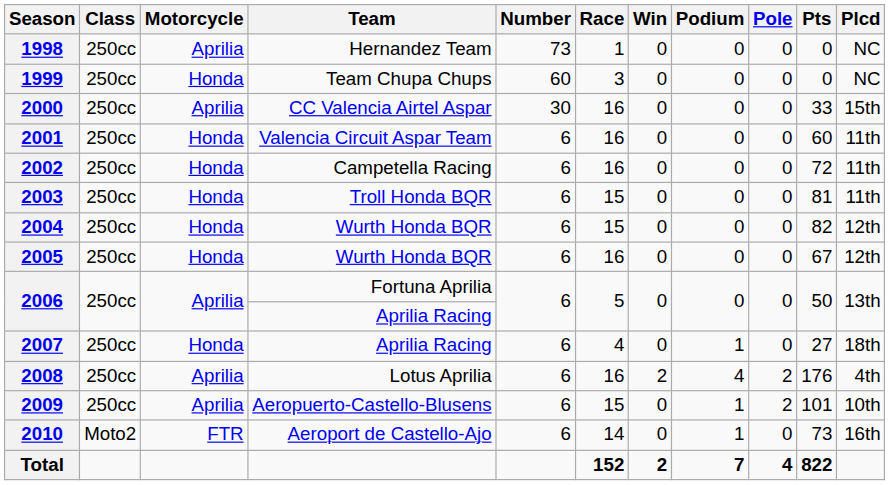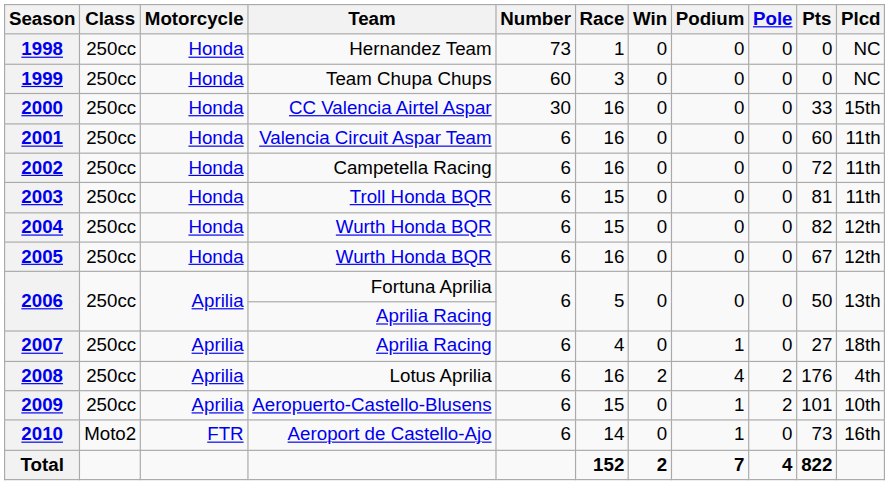(218, 49) Aprilia -> (216, 49) Honda
(218, 108) Aprilia -> (216, 108) Honda
(216, 345) Honda -> (218, 345) Aprilia
